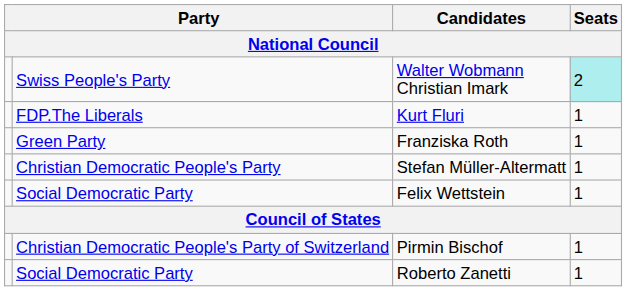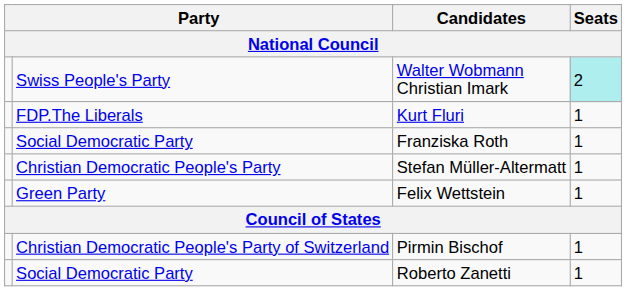(61, 141) Green Party -> (104, 141) Social Democratic Party
(104, 194) Social Democratic Party -> (61, 194) Green Party
